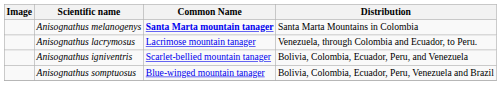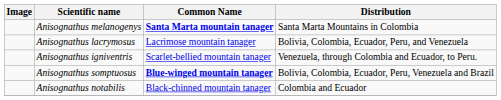(378, 42) Venezuela, through Colombia and Ecuador, to Peru. -> (373, 42) Bolivia, Colombia, Ecuador, Peru, and Venezuela
(373, 57) Bolivia, Colombia, Ecuador, Peru, and Venezuela -> (378, 57) Venezuela, through Colombia and Ecuador, to Peru.
(205, 73) normal -> (209, 73) bold
+ row: (81, 88)
